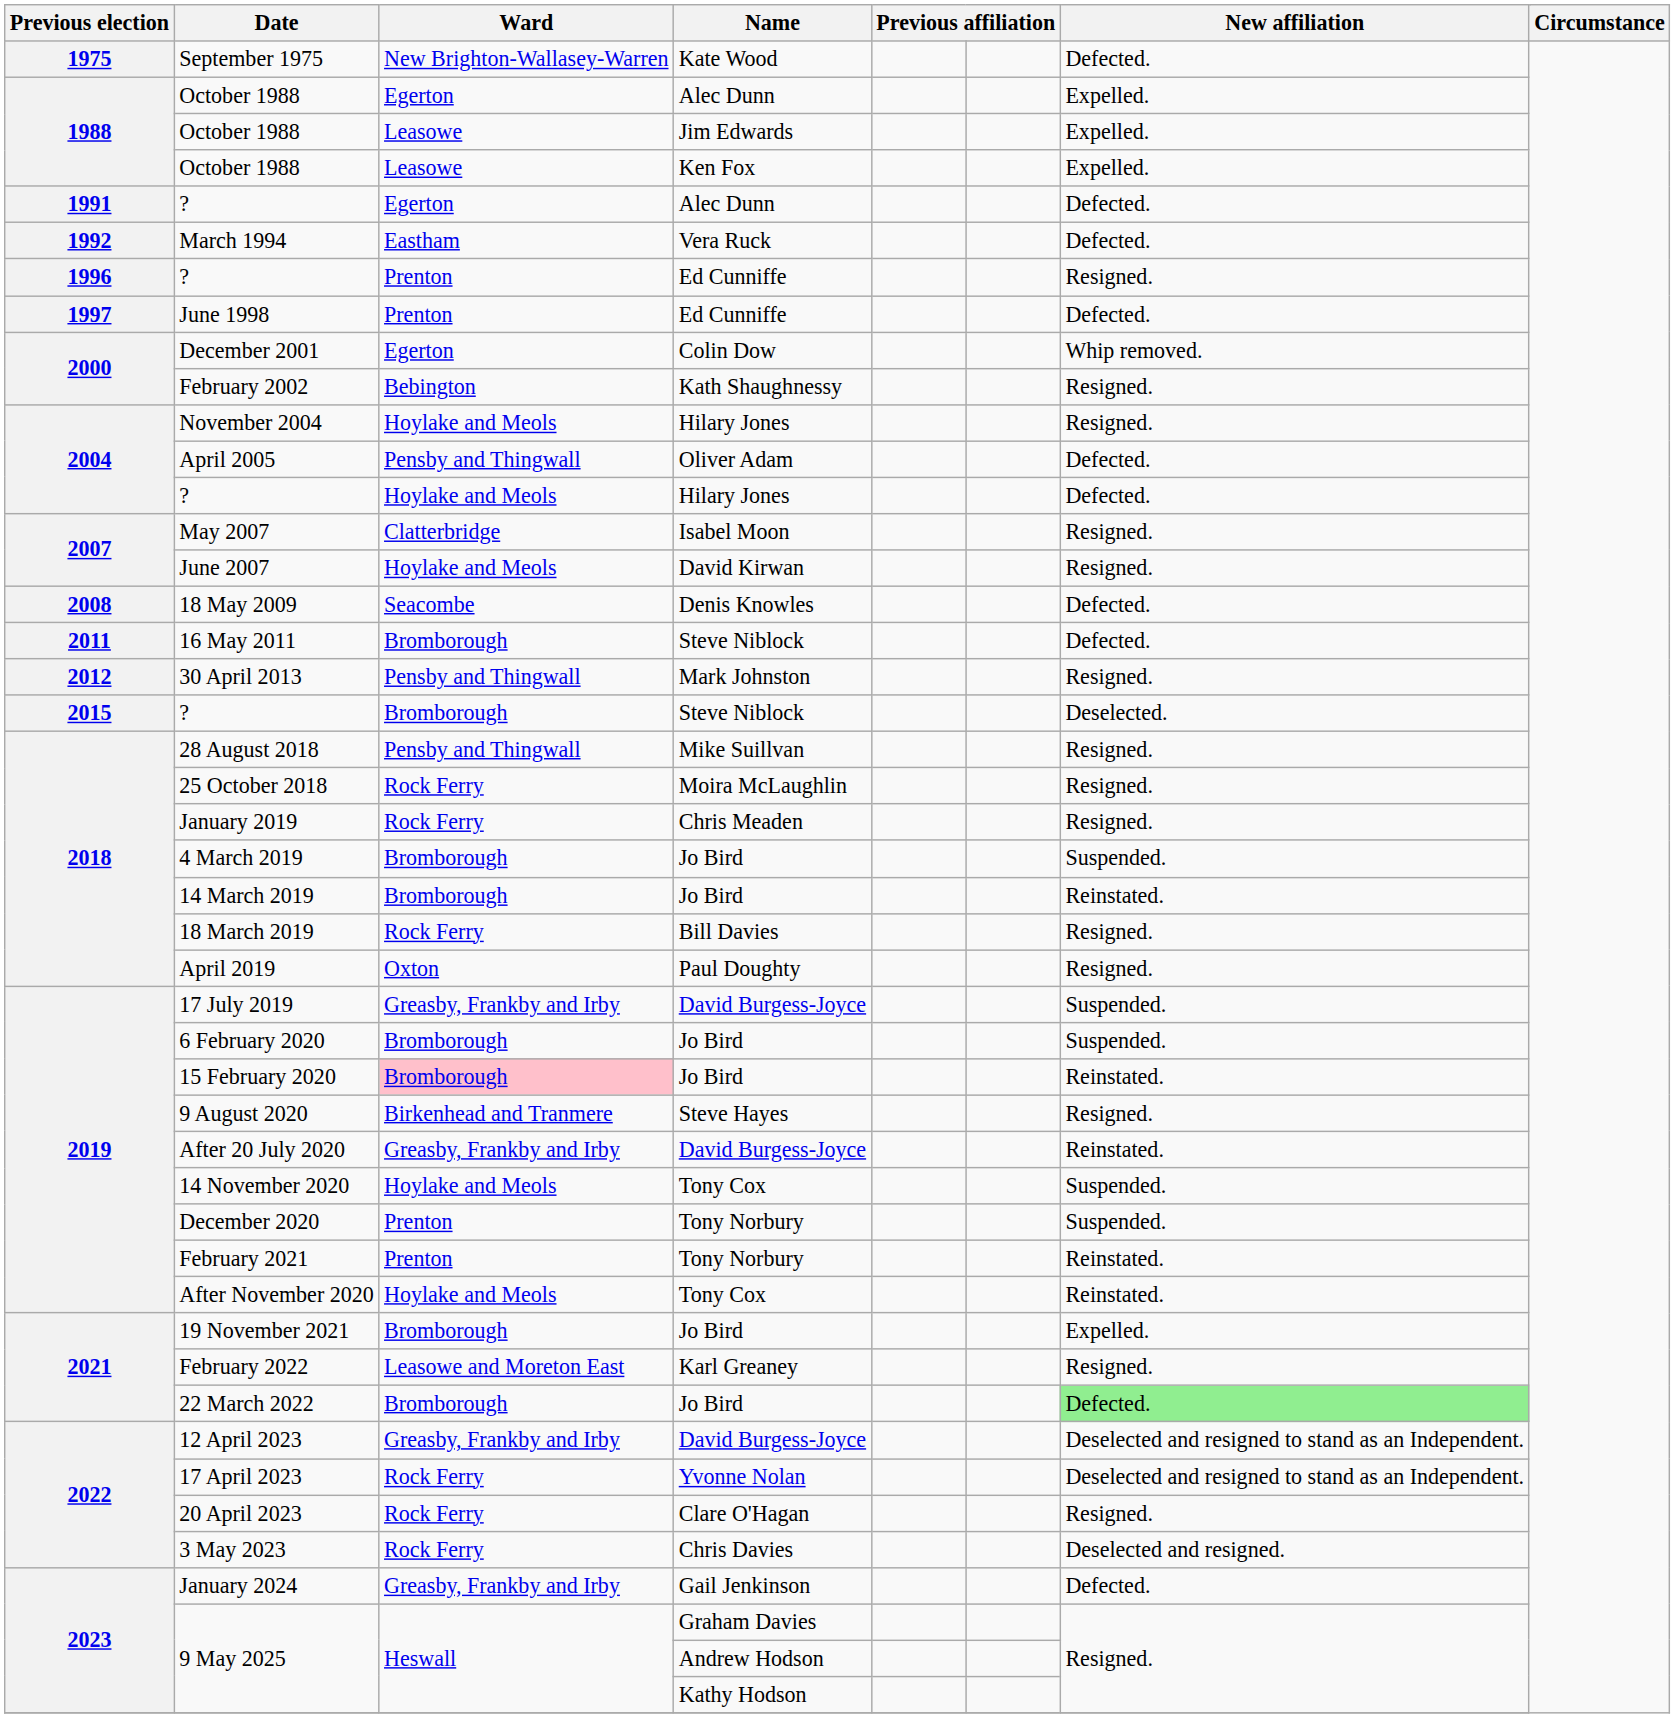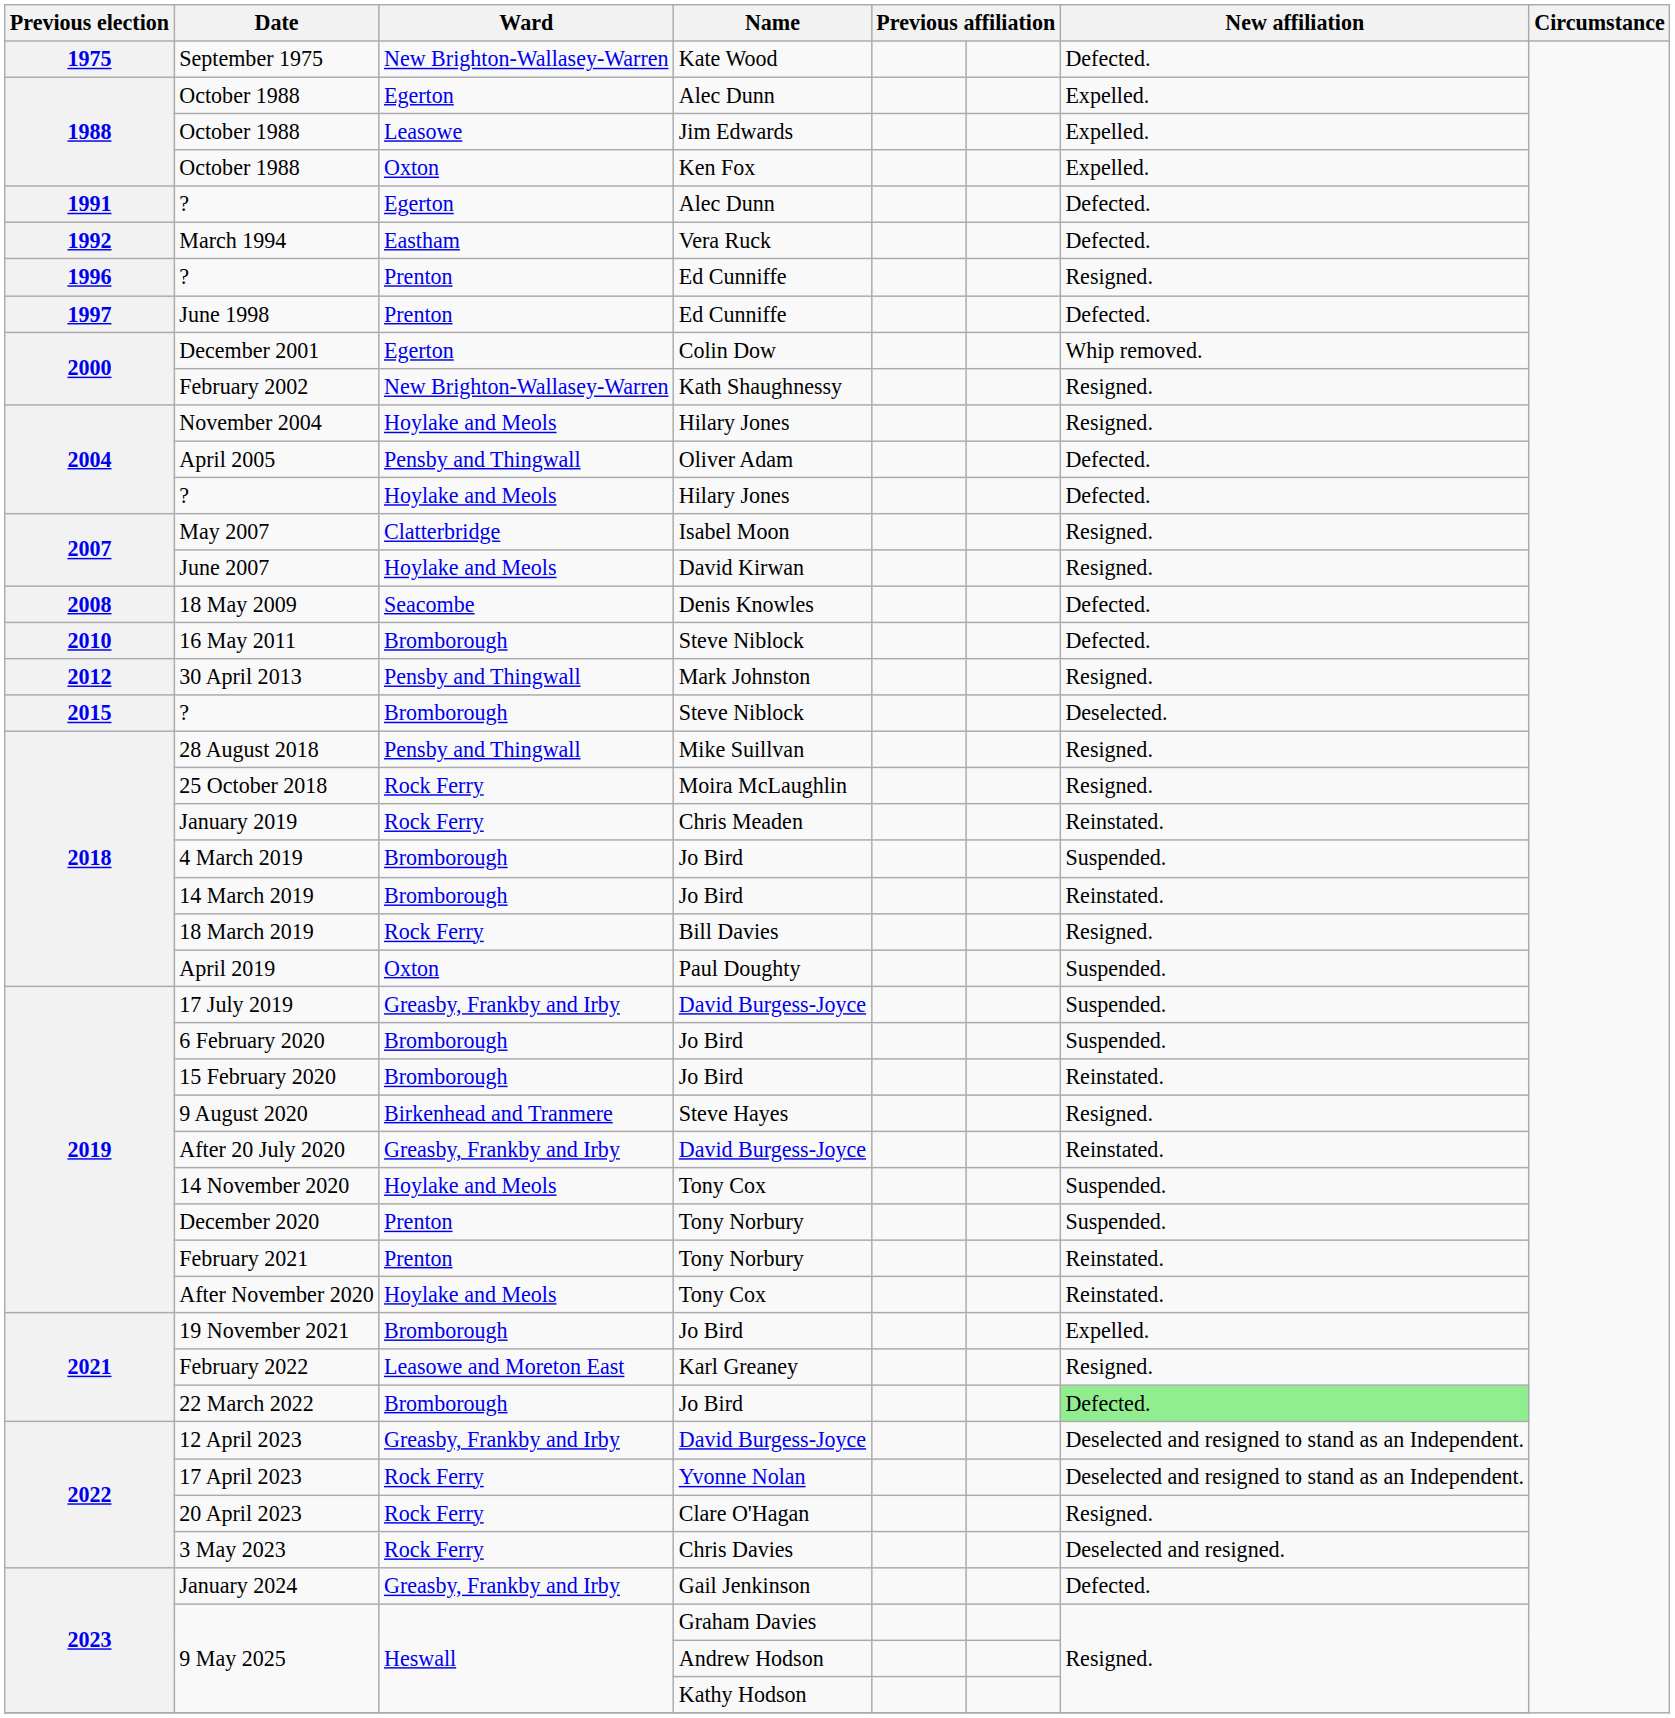(423, 168) Leasowe -> (412, 168) Oxton
(430, 386) Bebington -> (526, 386) New Brighton-Wallasey-Warren
(89, 640) 2011 -> (89, 640) 2010
(1109, 822) Resigned. -> (1115, 822) Reinstated.
(1109, 967) Resigned. -> (1116, 967) Suspended.
(446, 1076) pink background -> (446, 1076) no background
